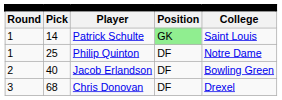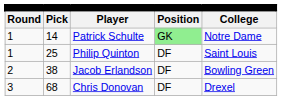(231, 36) Saint Louis -> (233, 36) Notre Dame
(233, 53) Notre Dame -> (231, 53) Saint Louis
(52, 70) 40 -> (52, 70) 38
